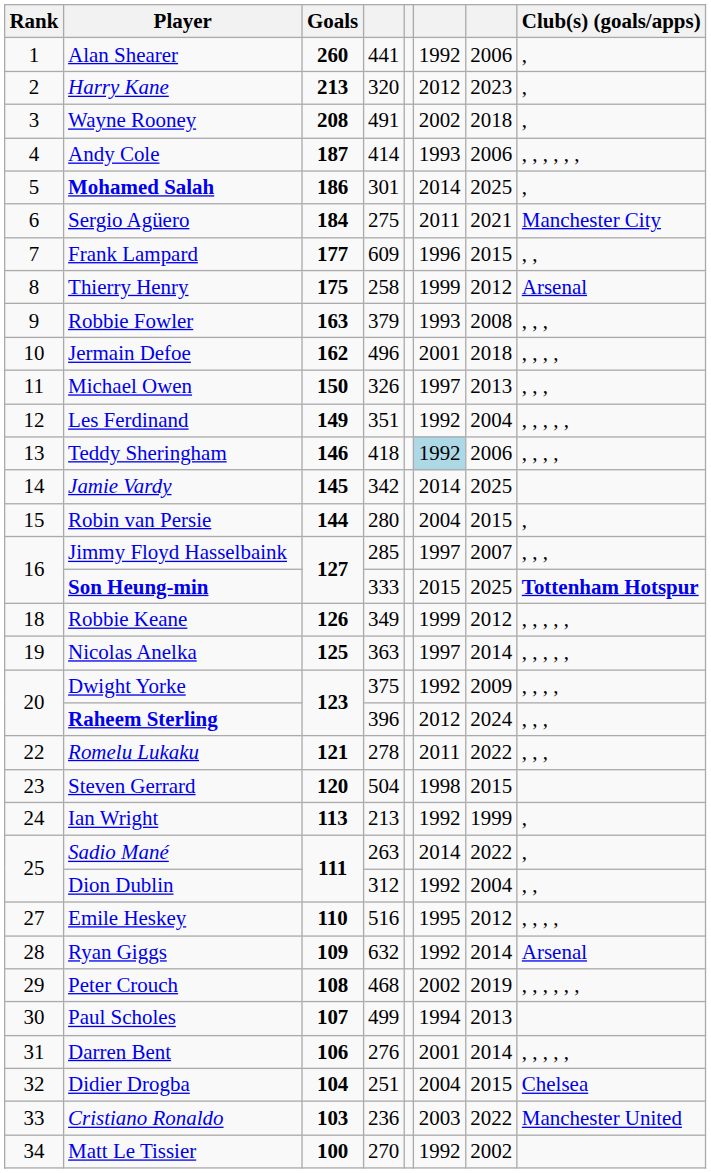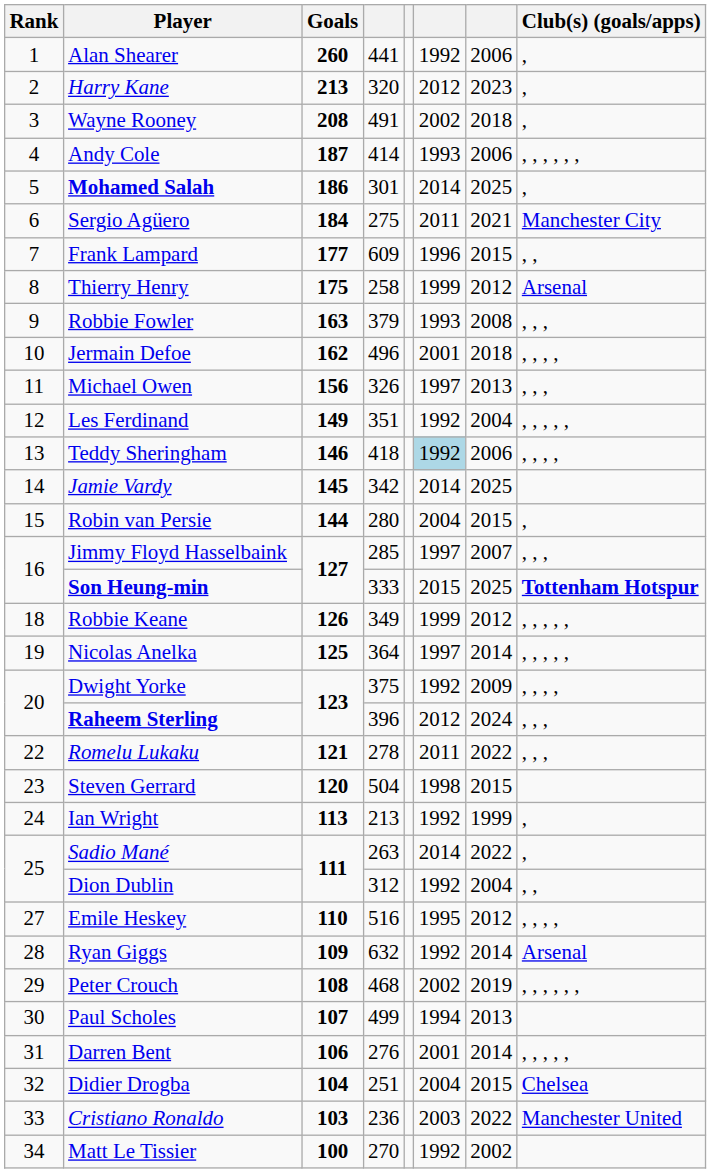(333, 386) 150 -> (333, 386) 156
(384, 652) 363 -> (384, 652) 364
